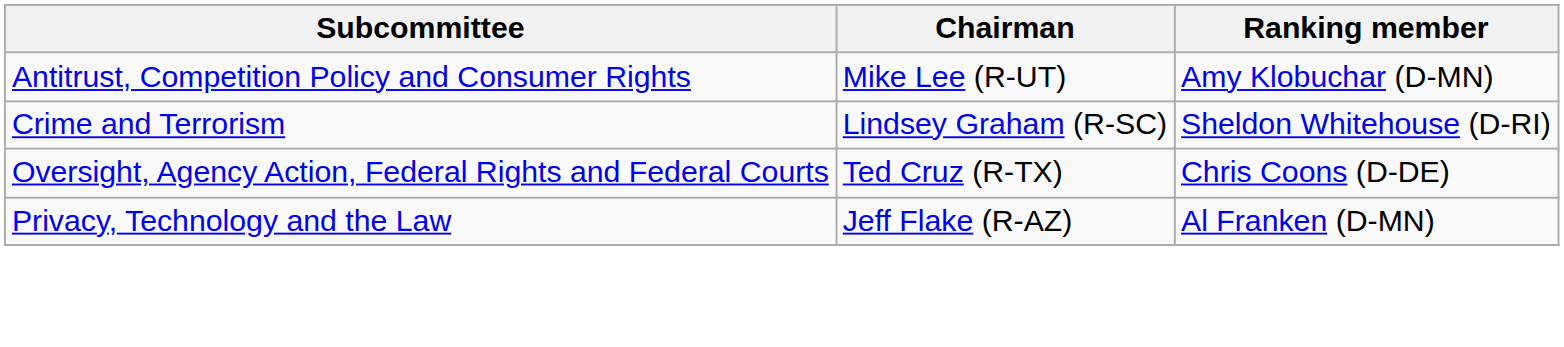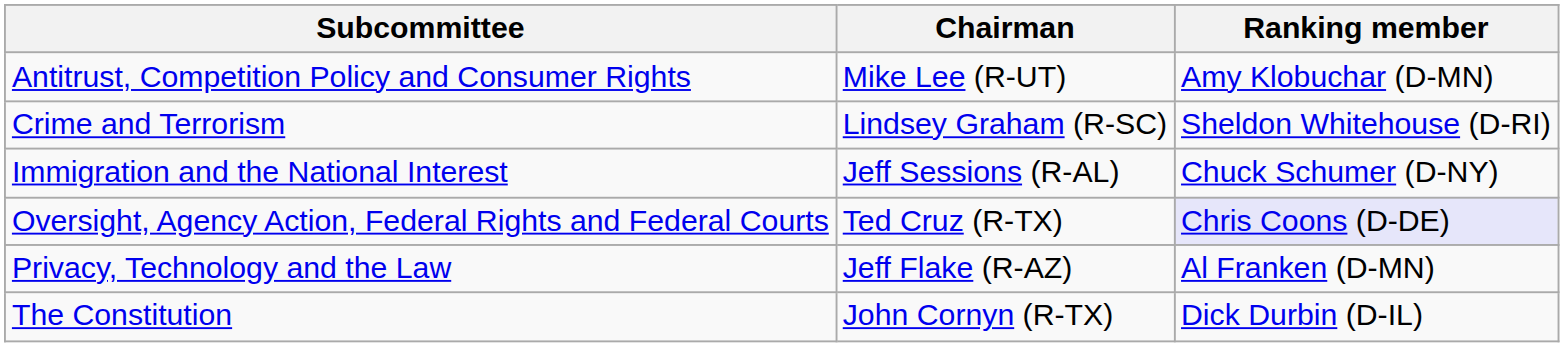+ row: (260, 172)
(1315, 172) no background -> (1315, 220) lavender background
+ row: (122, 316)
